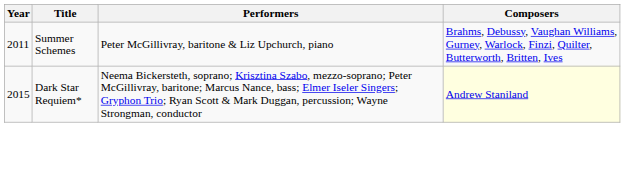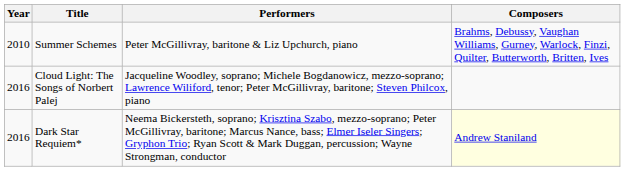(18, 44) 2011 -> (18, 44) 2010
+ row: (74, 87)
(18, 94) 2015 -> (18, 137) 2016
